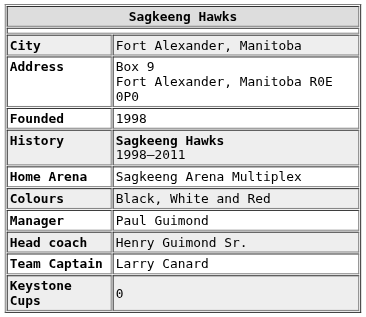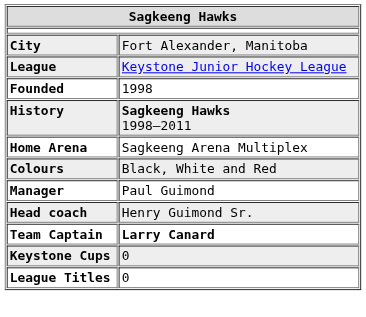- row: (37, 67)
+ row: (33, 67)
(162, 264) normal -> (168, 234) bold
+ row: (60, 278)
